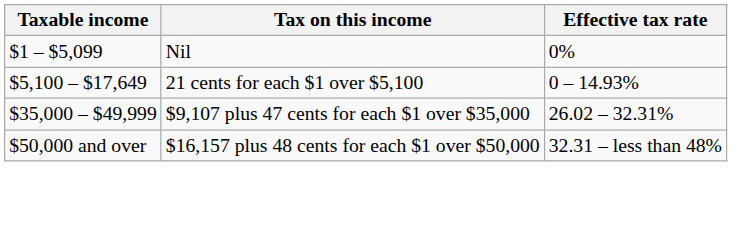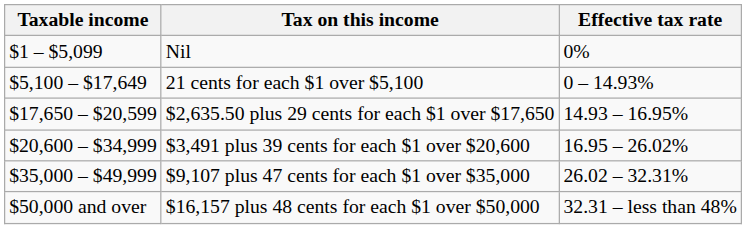+ row: (360, 113)
+ row: (348, 144)
